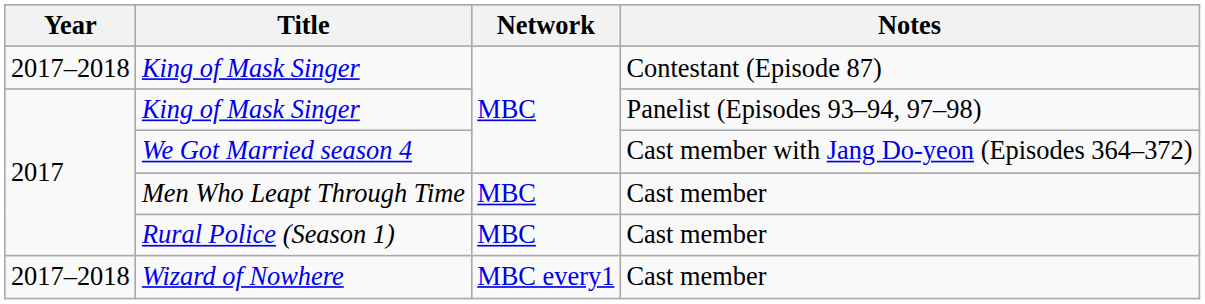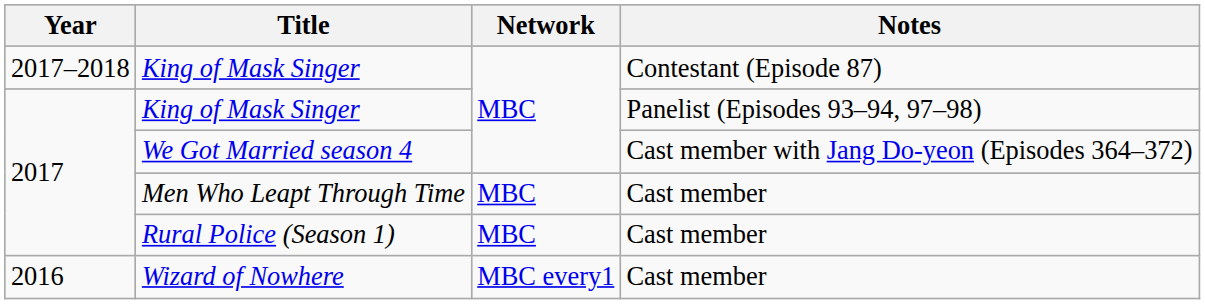(70, 276) 2017–2018 -> (37, 276) 2016
